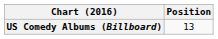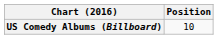(189, 27) 13 -> (189, 27) 10
